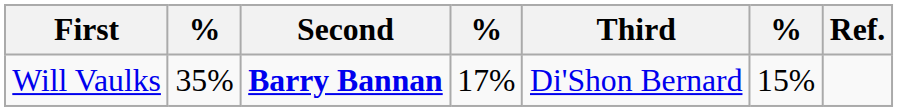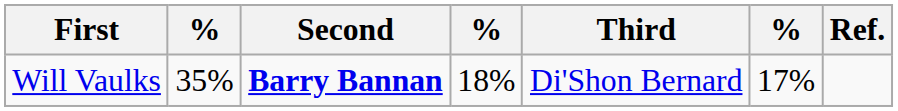(486, 79) 17% -> (486, 79) 18%
(786, 79) 15% -> (786, 79) 17%
